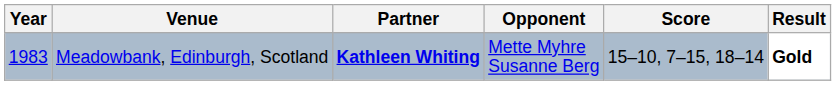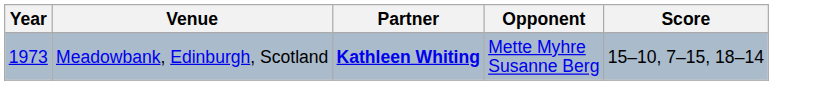- column: (799, 19)
(28, 56) 1983 -> (28, 56) 1973
